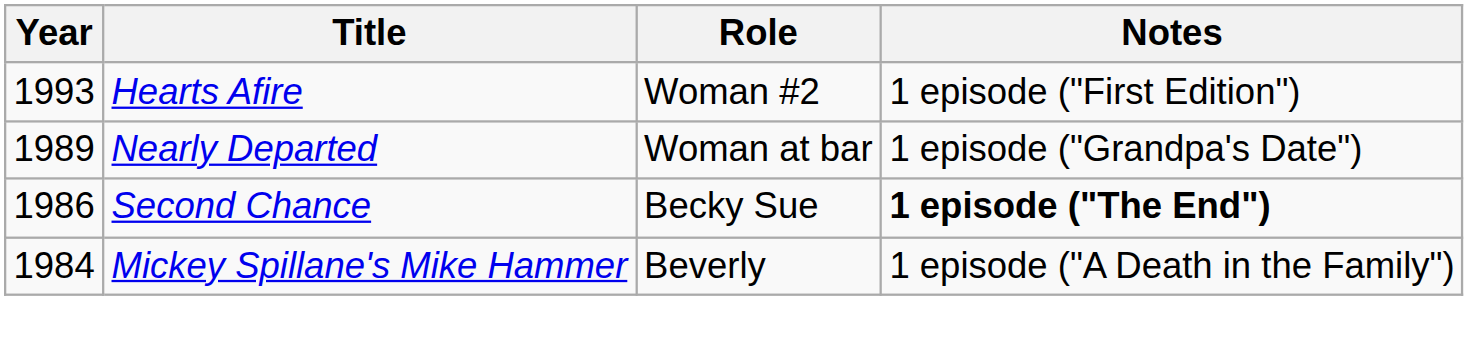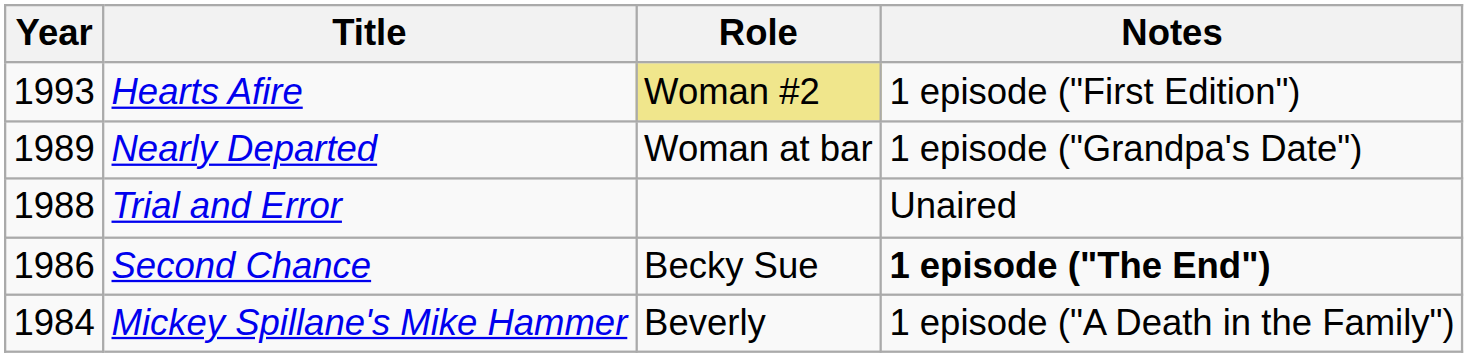(732, 91) no background -> (732, 91) khaki background
+ row: (227, 206)
